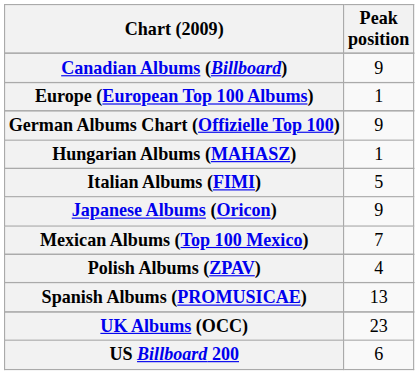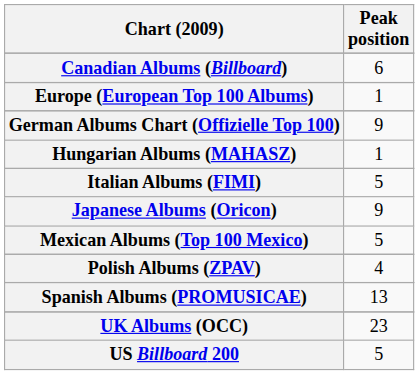(379, 67) 9 -> (379, 67) 6
(379, 239) 7 -> (379, 239) 5
(379, 354) 6 -> (379, 354) 5
